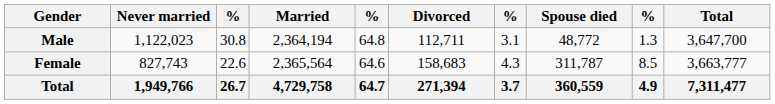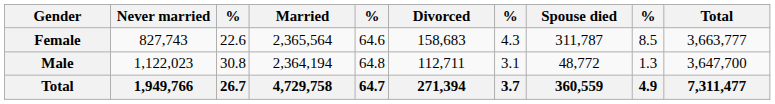rows swapped: (57, 39) <-> (57, 63)
